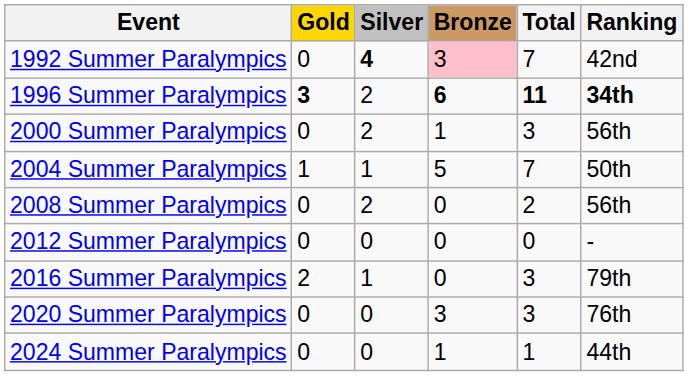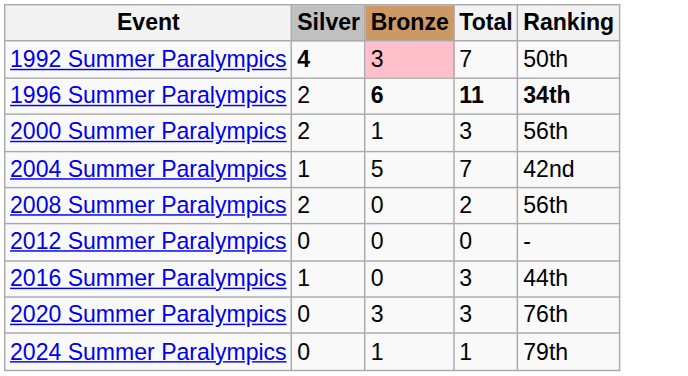- column: (323, 22)
(612, 59) 42nd -> (546, 59) 50th
(609, 168) 50th -> (549, 168) 42nd
(609, 278) 79th -> (546, 278) 44th
(609, 351) 44th -> (546, 351) 79th
